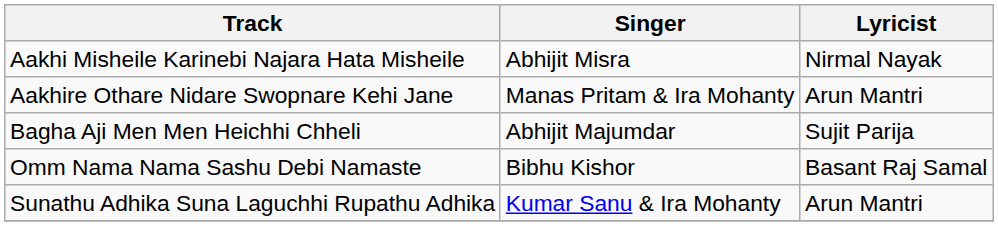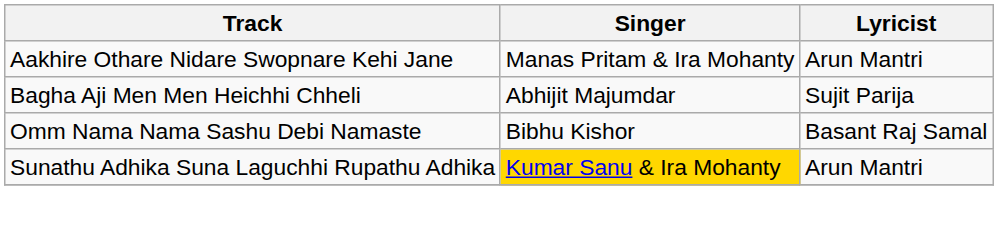- row: (237, 59)
(643, 203) no background -> (643, 167) gold background
